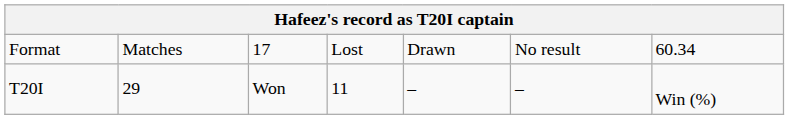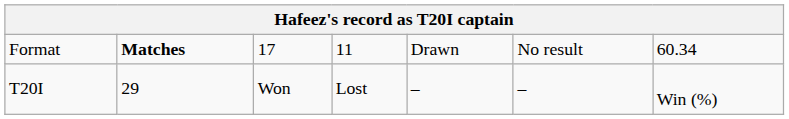(152, 49) normal -> (153, 49) bold
(347, 49) Lost -> (344, 49) 11
(340, 88) 11 -> (351, 88) Lost
